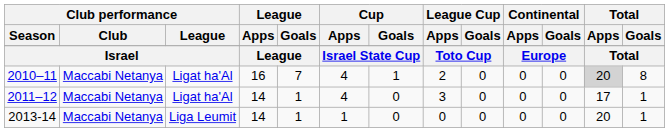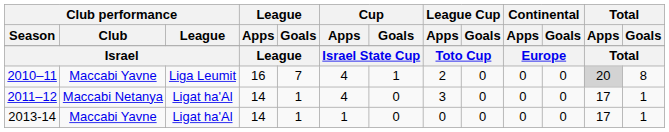(113, 76) Maccabi Netanya -> (113, 76) Maccabi Yavne
(202, 76) Ligat ha'Al -> (202, 76) Liga Leumit
(113, 117) Maccabi Netanya -> (113, 117) Maccabi Yavne
(202, 117) Liga Leumit -> (202, 117) Ligat ha'Al
(603, 117) 20 -> (603, 117) 17
